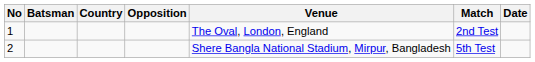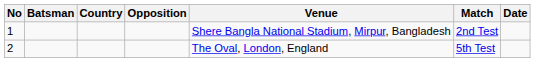(260, 31) The Oval, London, England -> (321, 31) Shere Bangla National Stadium, Mirpur, Bangladesh
(321, 48) Shere Bangla National Stadium, Mirpur, Bangladesh -> (260, 48) The Oval, London, England
